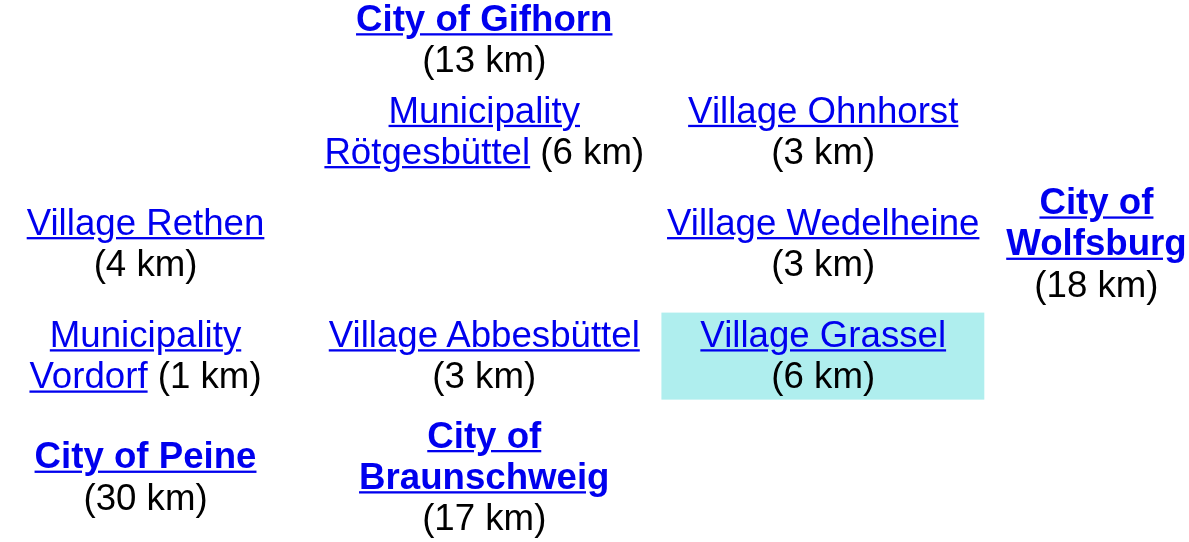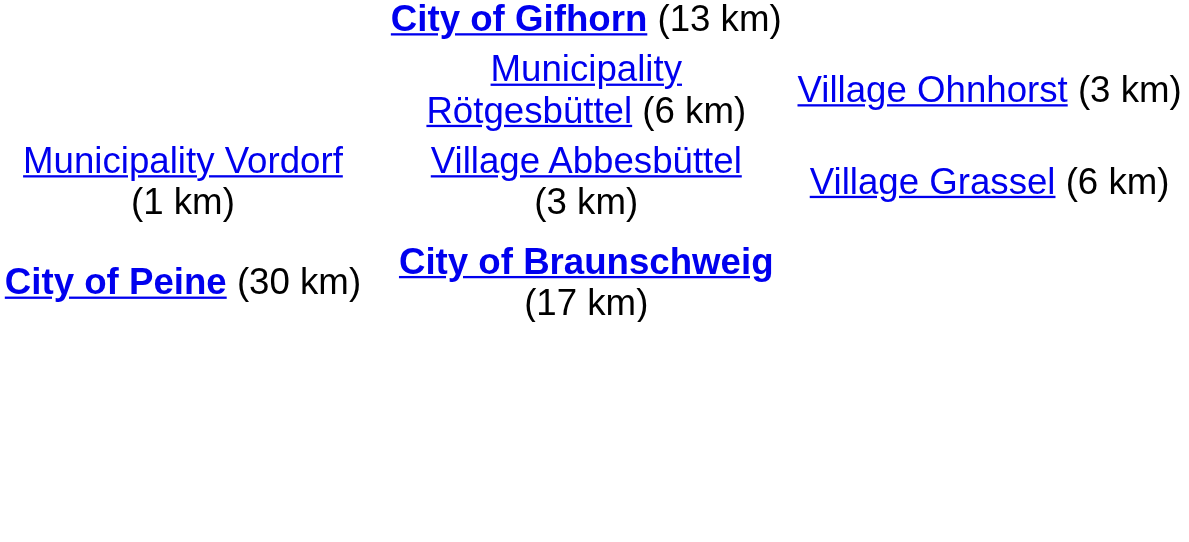- row: (146, 243)
(823, 355) paleturquoise background -> (990, 181) no background
